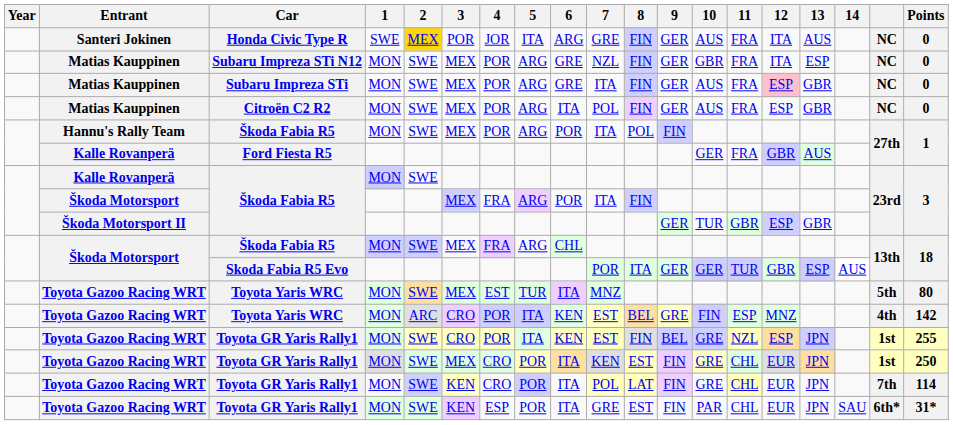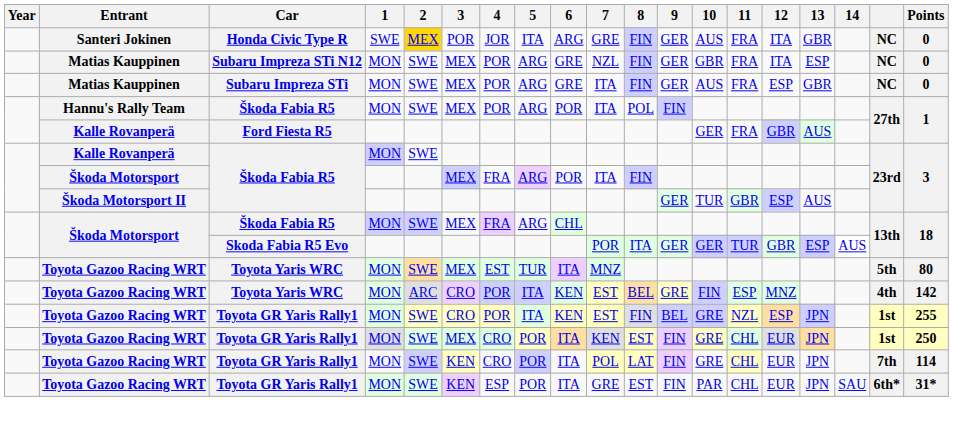(817, 39) AUS -> (817, 39) GBR
(781, 85) pink background -> (781, 85) no background
- row: (124, 108)
(817, 223) GBR -> (817, 200) AUS
